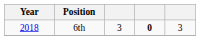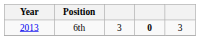(29, 28) 2018 -> (29, 28) 2013
